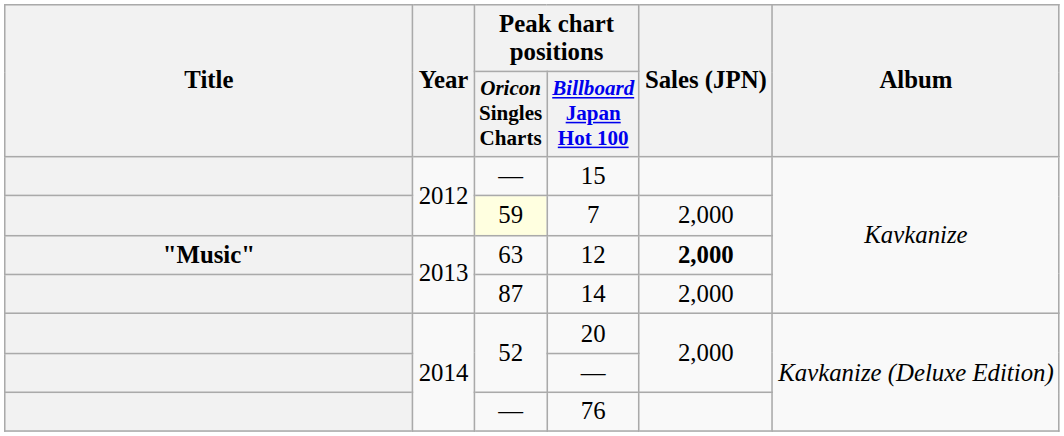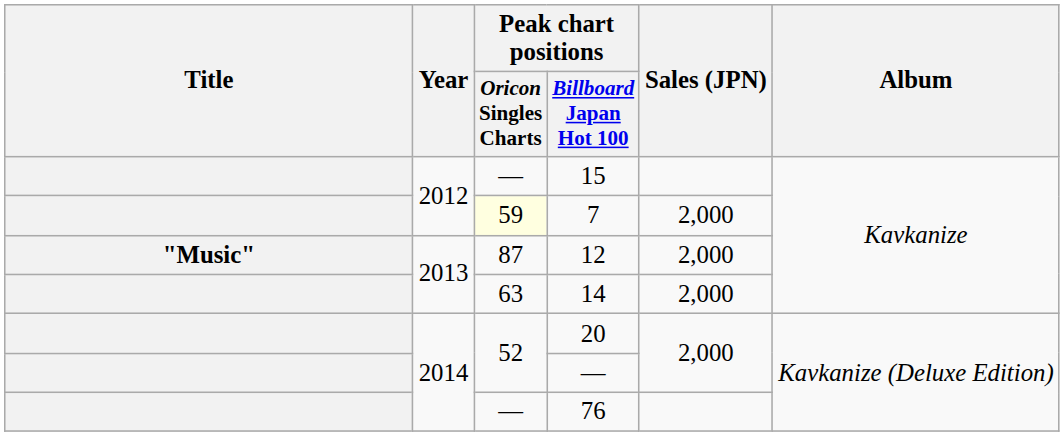(511, 254) 63 -> (511, 254) 87
(706, 254) bold -> (706, 254) normal
(511, 293) 87 -> (511, 293) 63
